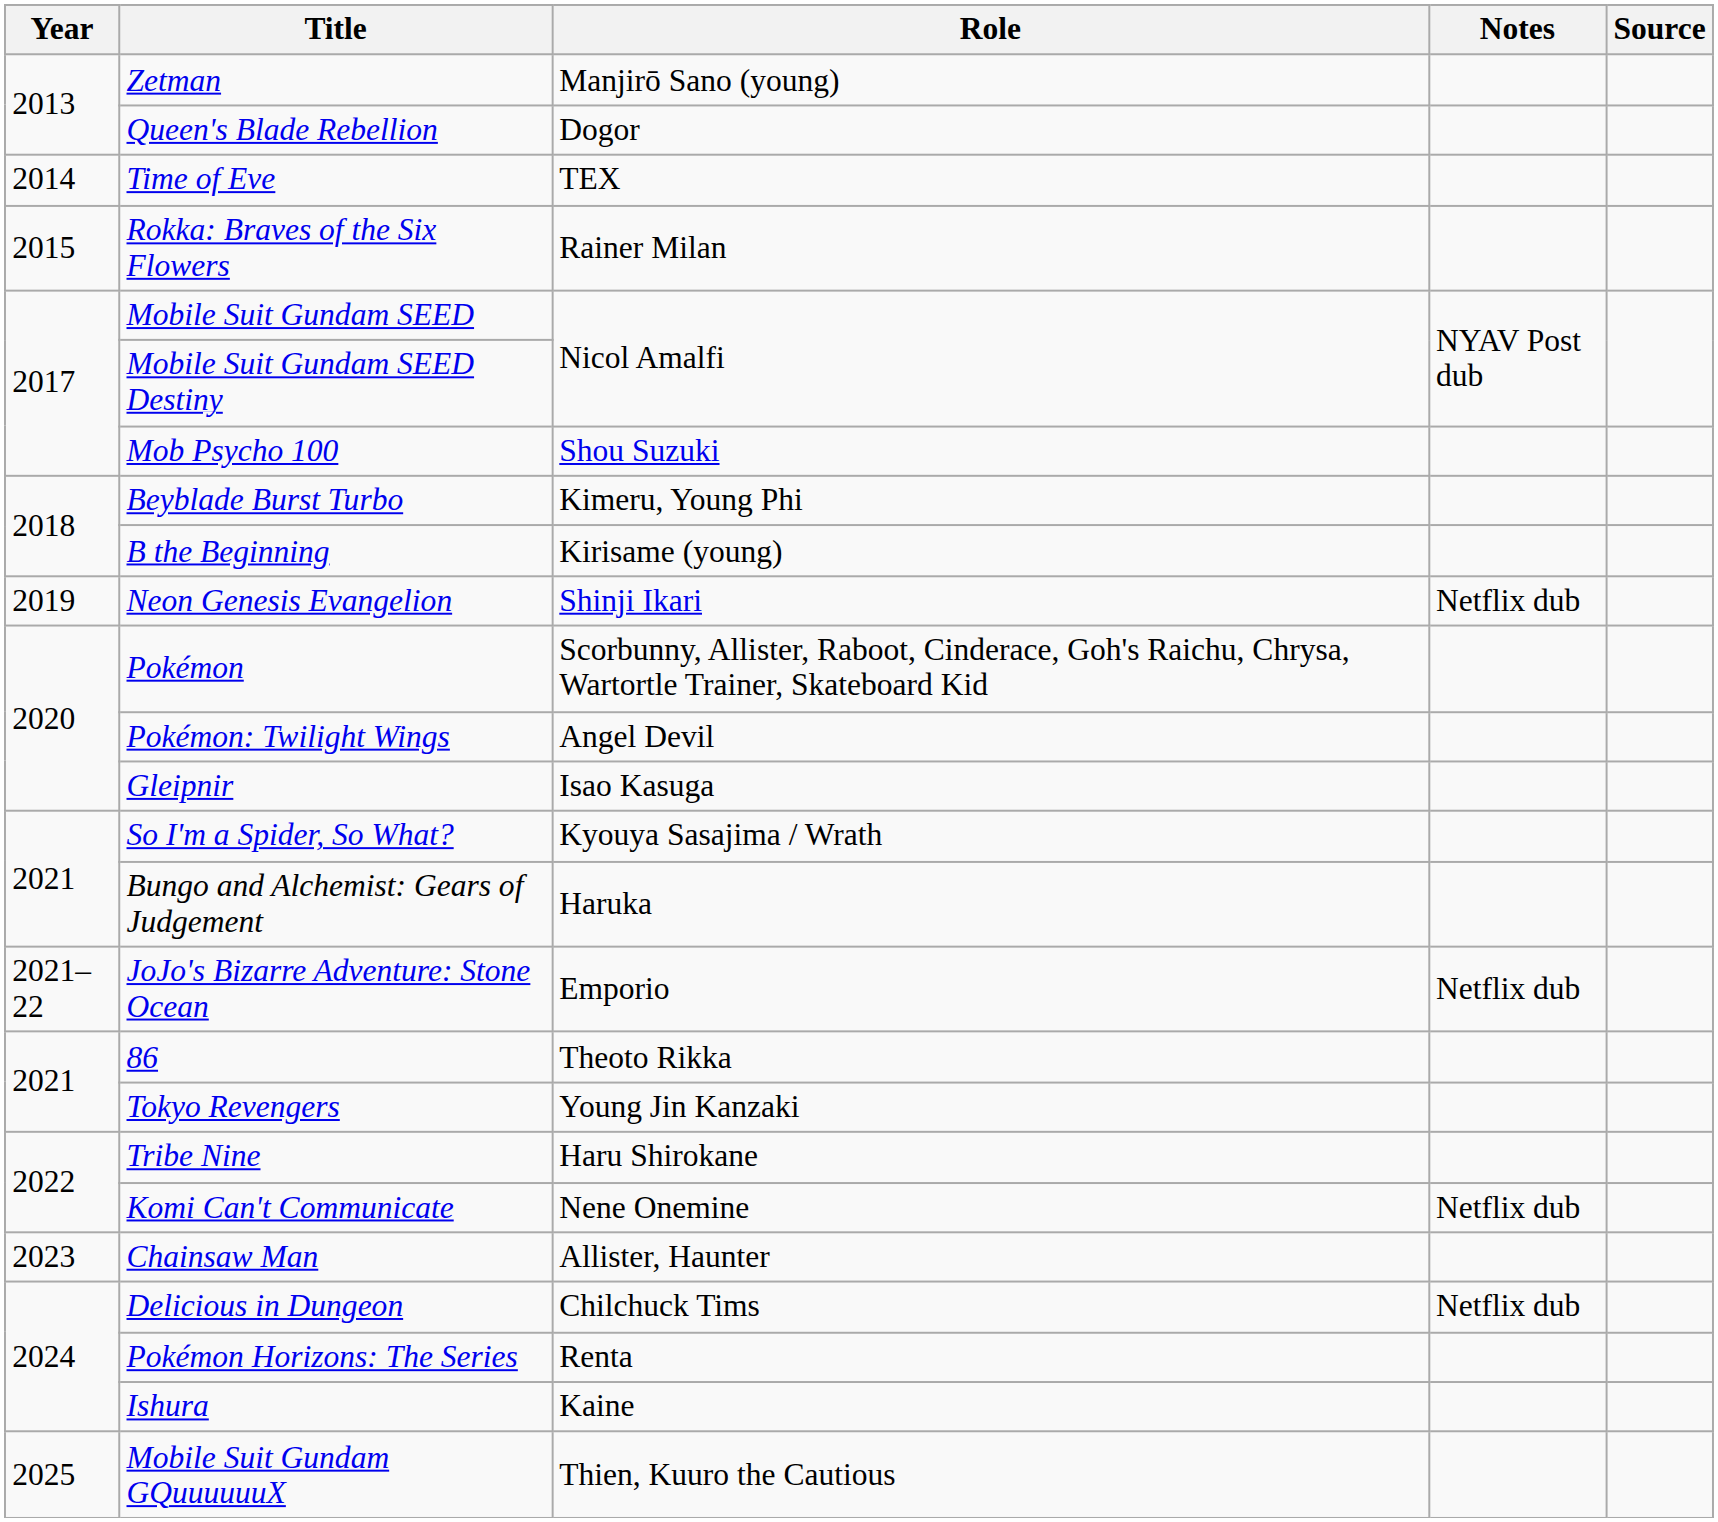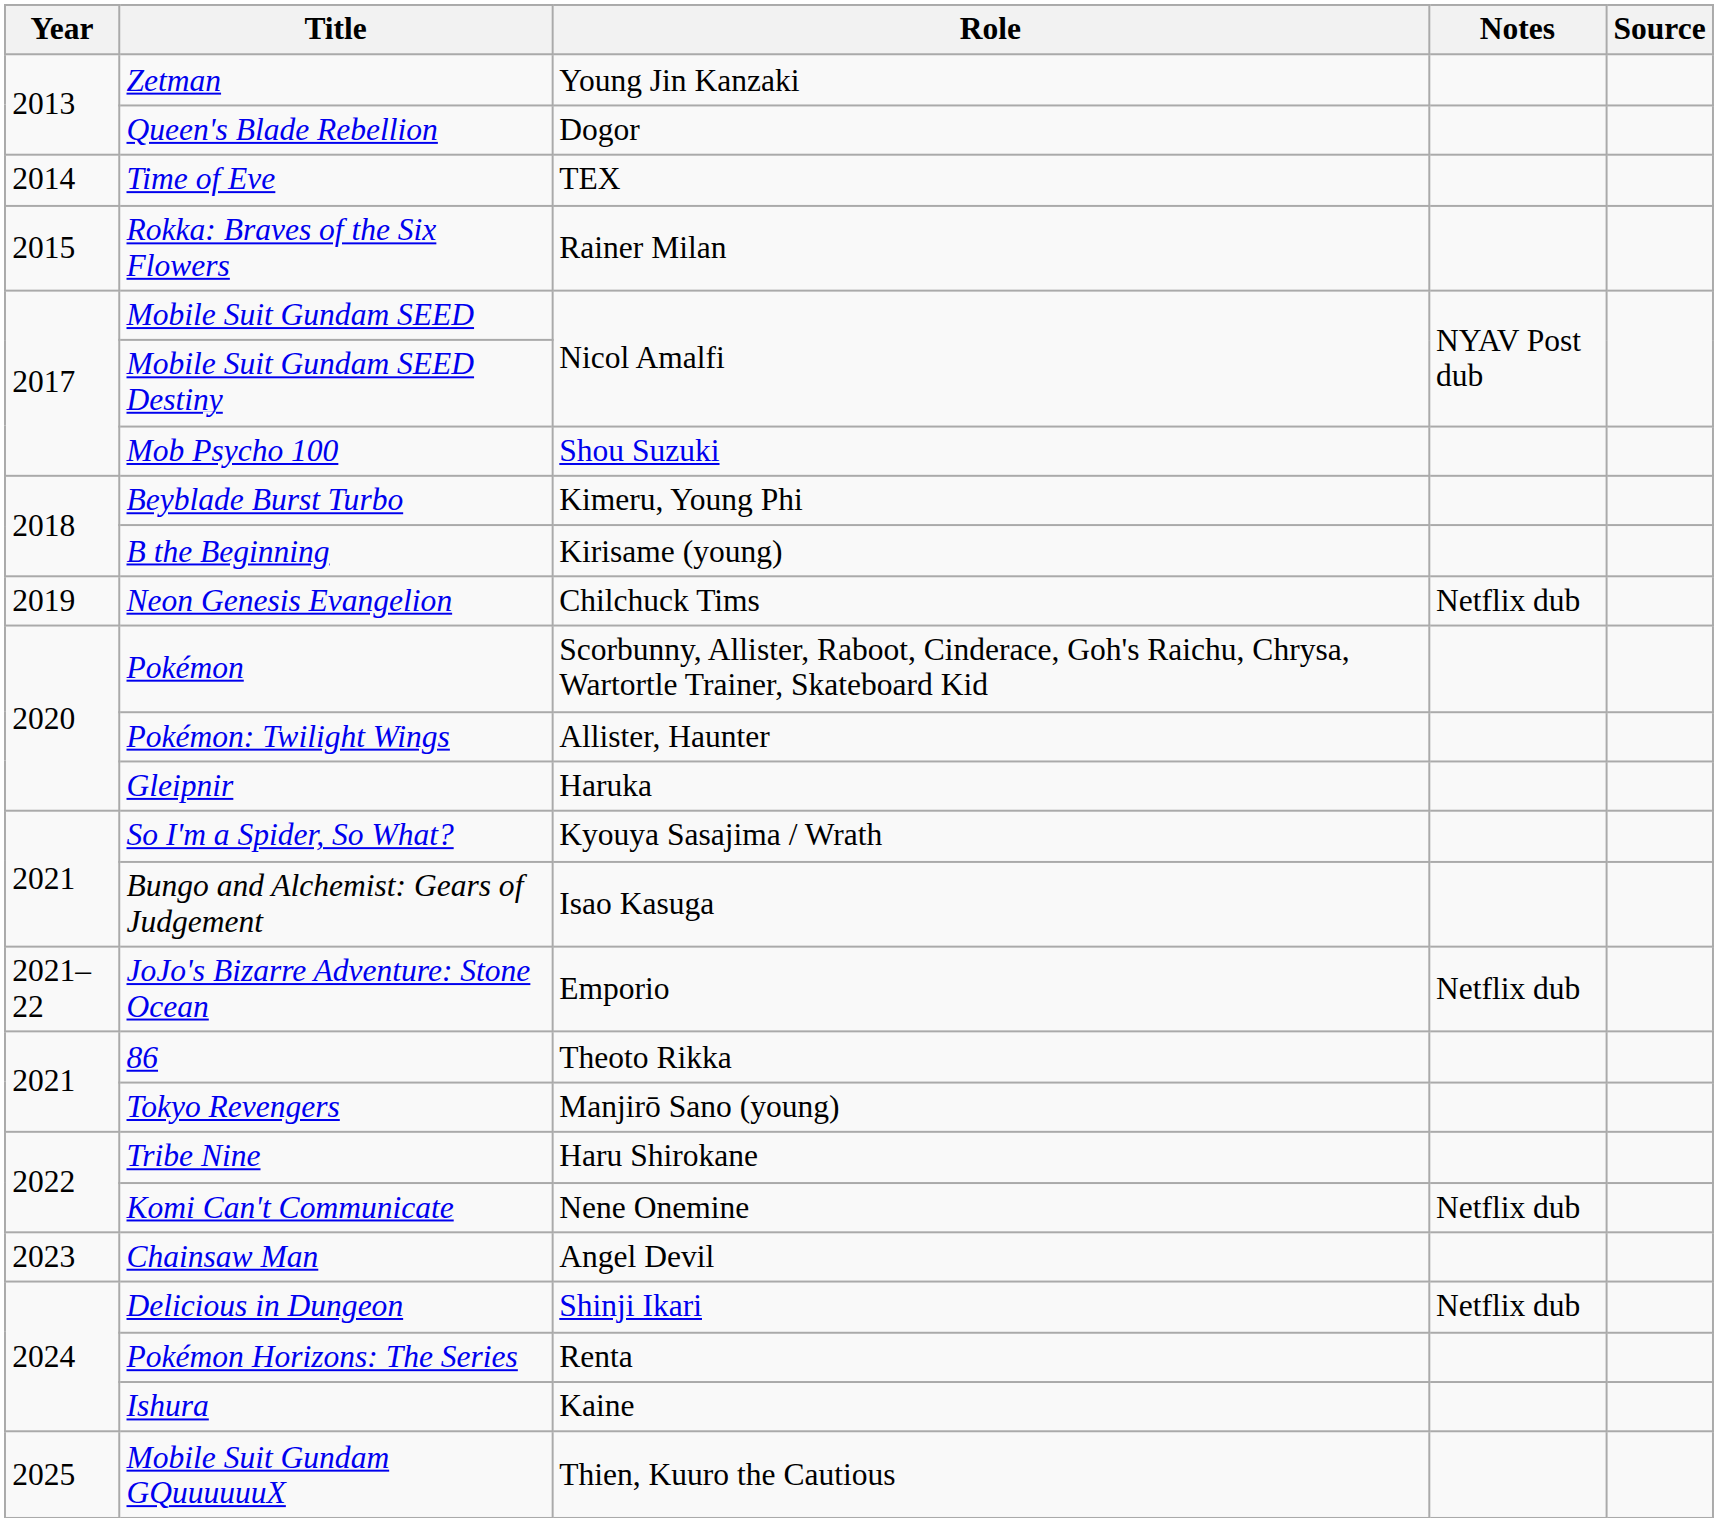(699, 79) Manjirō Sano (young) -> (679, 79) Young Jin Kanzaki
(631, 600) Shinji Ikari -> (660, 600) Chilchuck Tims
(637, 735) Angel Devil -> (665, 735) Allister, Haunter
(637, 785) Isao Kasuga -> (606, 785) Haruka
(606, 903) Haruka -> (637, 903) Isao Kasuga
(679, 1106) Young Jin Kanzaki -> (699, 1106) Manjirō Sano (young)
(665, 1256) Allister, Haunter -> (637, 1256) Angel Devil
(660, 1306) Chilchuck Tims -> (631, 1306) Shinji Ikari
